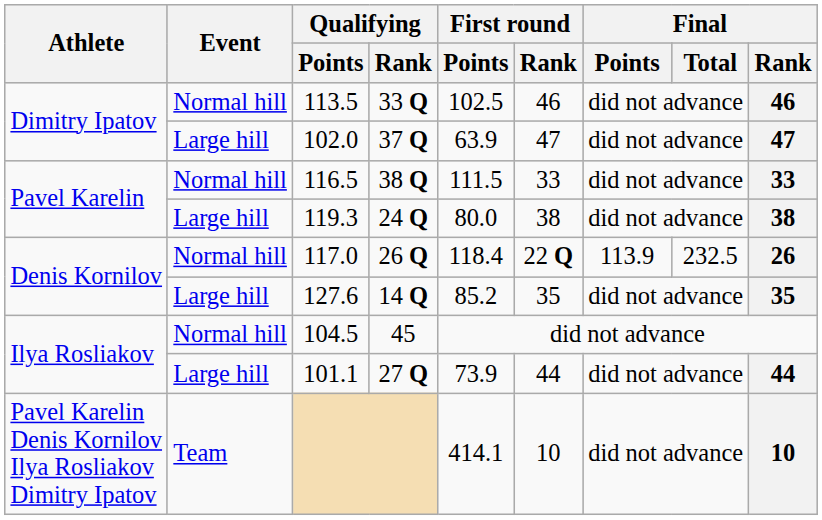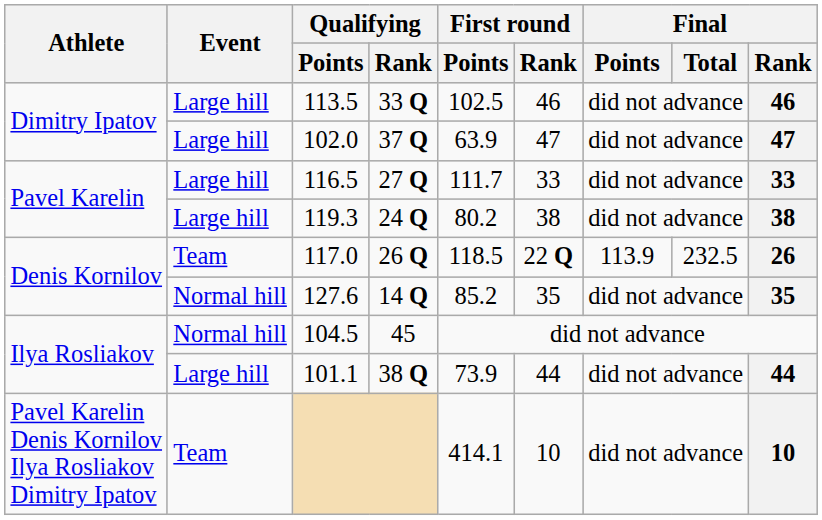(230, 101) Normal hill -> (221, 101) Large hill
(230, 179) Normal hill -> (221, 179) Large hill
(403, 179) 38 Q -> (403, 179) 27 Q
(476, 179) 111.5 -> (476, 179) 111.7
(476, 218) 80.0 -> (476, 218) 80.2
(230, 256) Normal hill -> (200, 256) Team
(476, 256) 118.4 -> (476, 256) 118.5
(221, 295) Large hill -> (230, 295) Normal hill
(403, 373) 27 Q -> (403, 373) 38 Q
